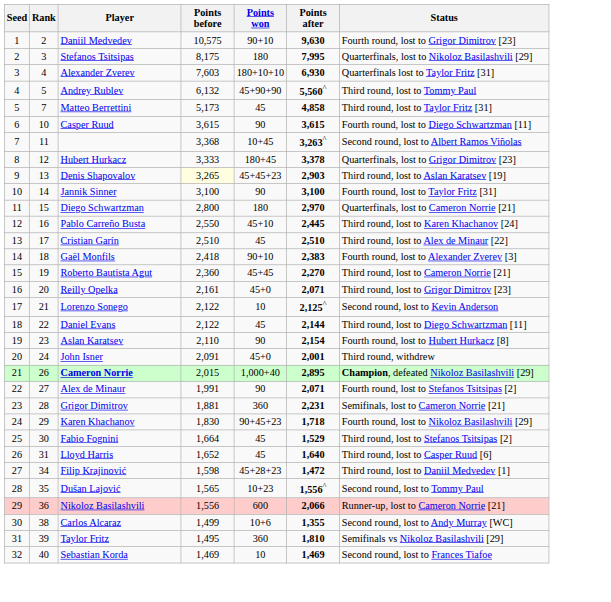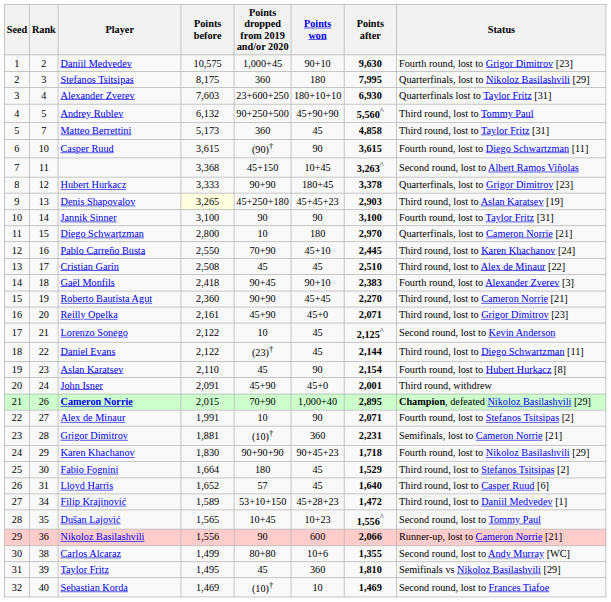+ column: (263, 29)
(208, 240) 2,510 -> (208, 266) 2,508
(260, 307) 10 -> (318, 332) 45
(208, 470) 1,598 -> (208, 502) 1,589
